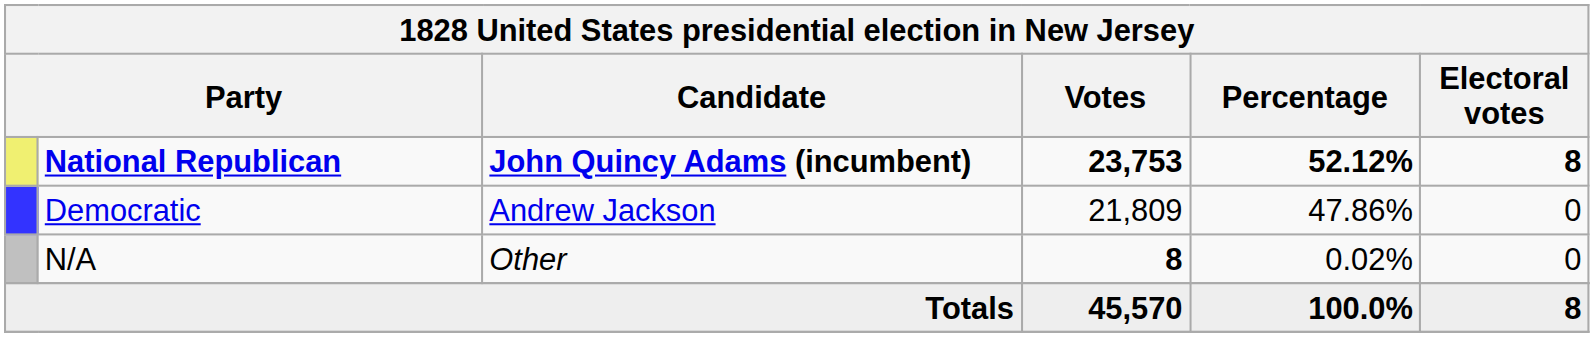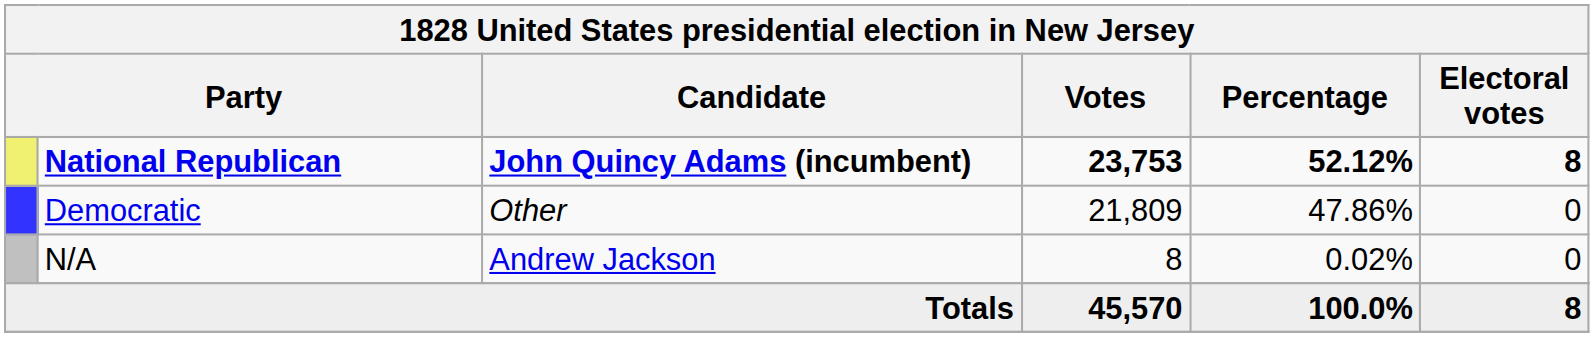(602, 211) Andrew Jackson -> (528, 211) Other
(528, 260) Other -> (602, 260) Andrew Jackson
(1174, 260) bold -> (1174, 260) normal
